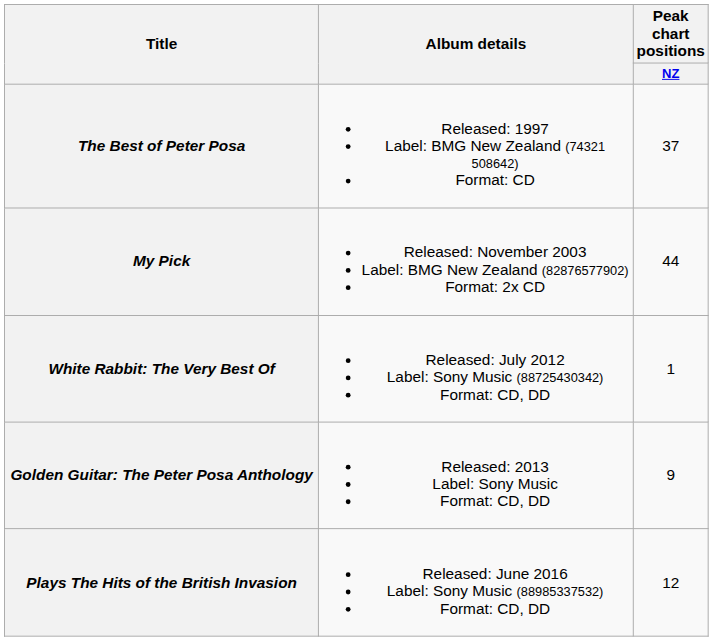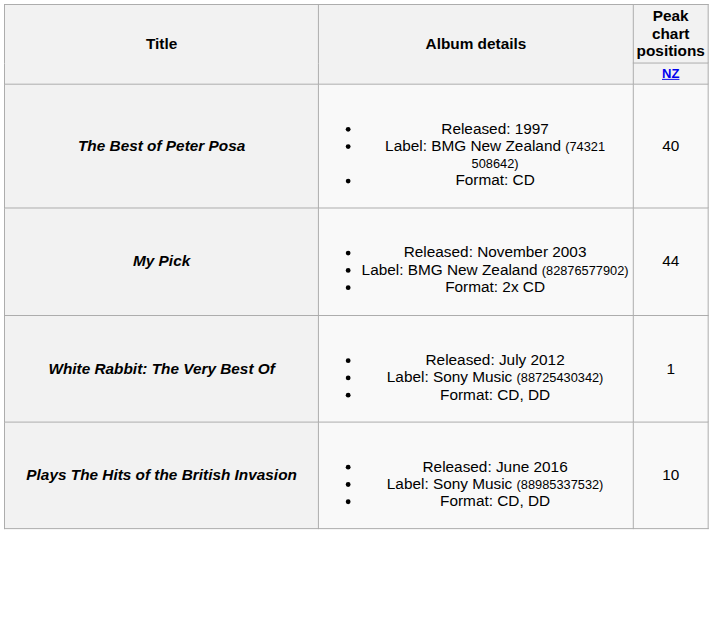(671, 146) 37 -> (671, 146) 40
- row: (162, 475)
(671, 582) 12 -> (671, 475) 10
